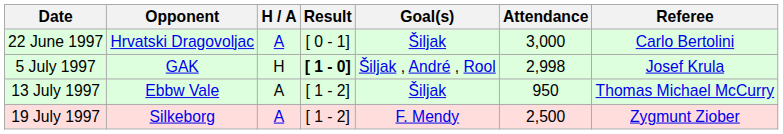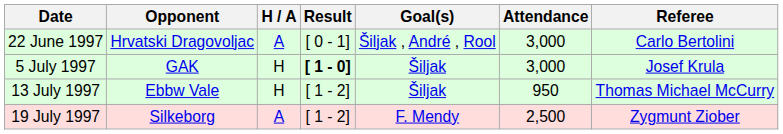(427, 41) Šiljak -> (427, 41) Šiljak , André , Rool
(427, 66) Šiljak , André , Rool -> (427, 66) Šiljak
(546, 66) 2,998 -> (546, 66) 3,000
(279, 91) A -> (279, 91) H
